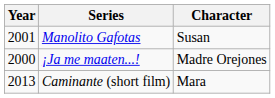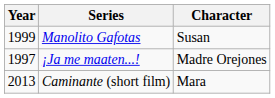(22, 37) 2001 -> (22, 37) 1999
(22, 59) 2000 -> (22, 59) 1997
